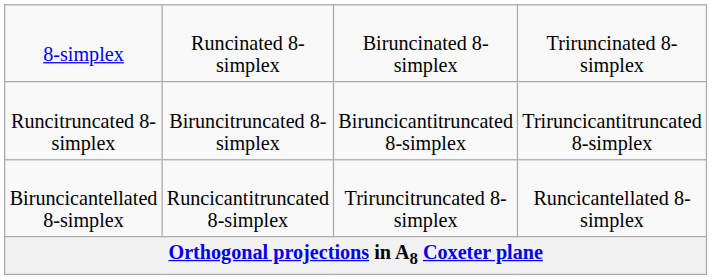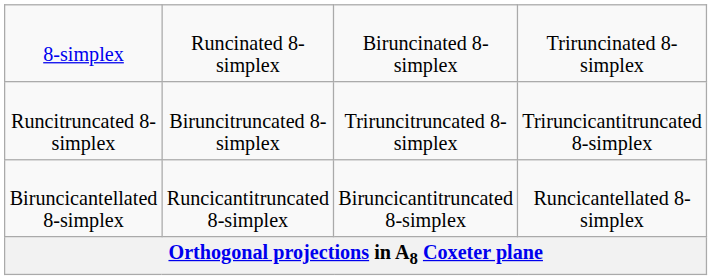(426, 131) Biruncicantitruncated 8-simplex -> (426, 131) Triruncitruncated 8-simplex
(426, 209) Triruncitruncated 8-simplex -> (426, 209) Biruncicantitruncated 8-simplex
